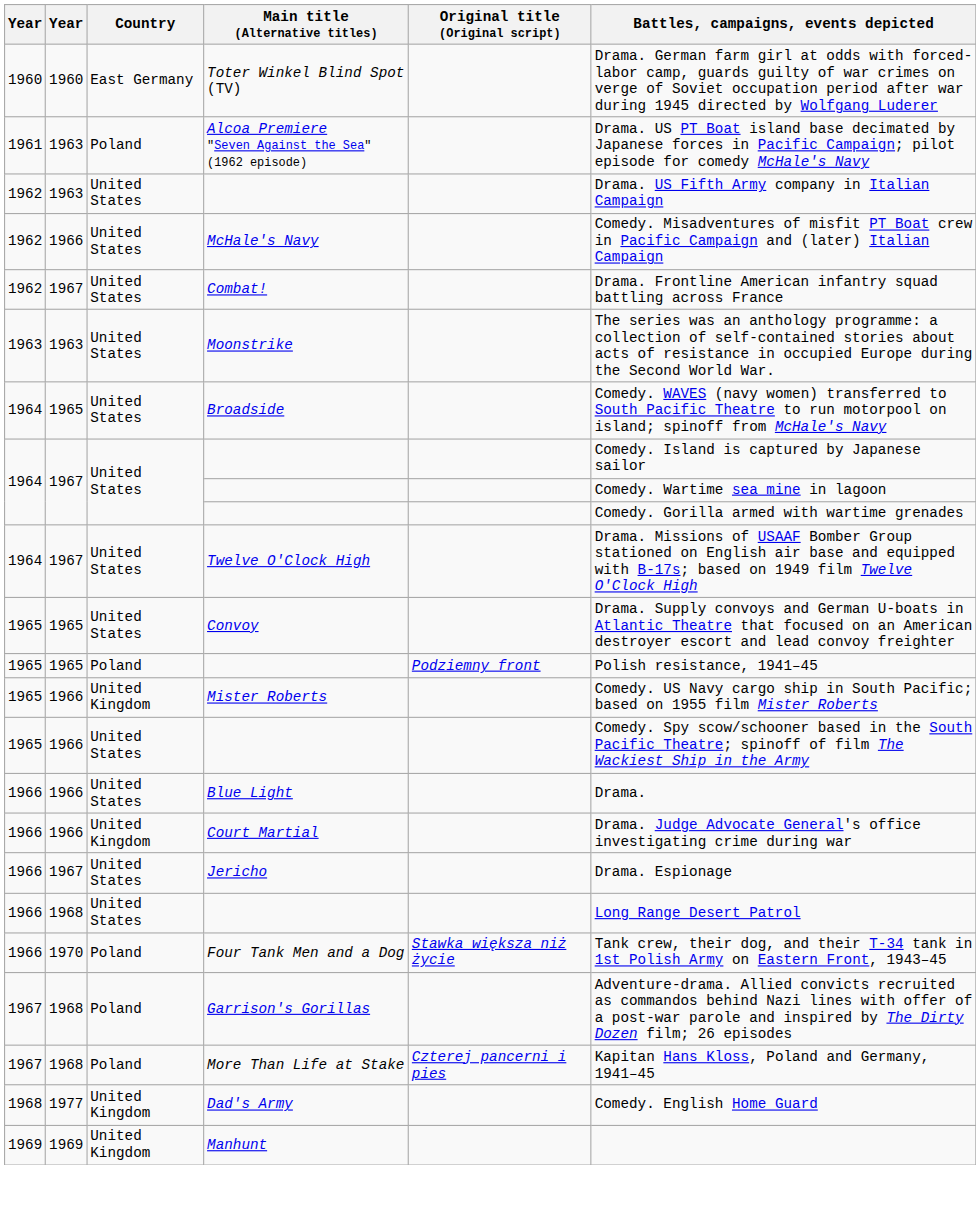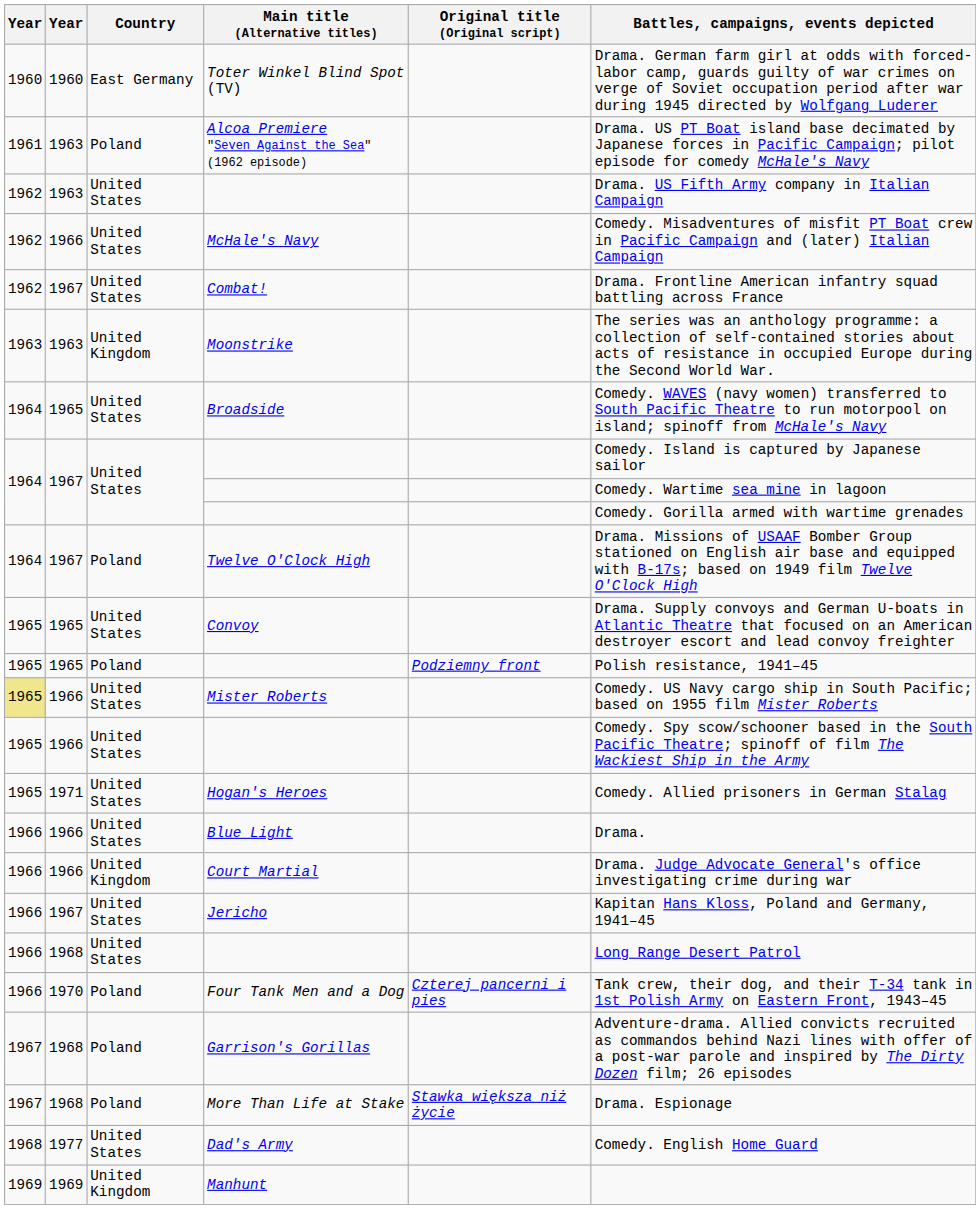(116, 346) United States -> (120, 346) United Kingdom
(116, 561) United States -> (116, 561) Poland
(25, 697) no background -> (25, 697) khaki background
(120, 697) United Kingdom -> (116, 697) United States
+ row: (66, 793)
(663, 873) Drama. Espionage -> (762, 913) Kapitan Hans Kloss, Poland and Germany, 1941–45
(489, 953) Stawka większa niż życie -> (489, 992) Czterej pancerni i pies
(489, 1065) Czterej pancerni i pies -> (489, 1105) Stawka większa niż życie
(762, 1065) Kapitan Hans Kloss, Poland and Germany, 1941–45 -> (663, 1105) Drama. Espionage
(120, 1105) United Kingdom -> (116, 1145) United States
